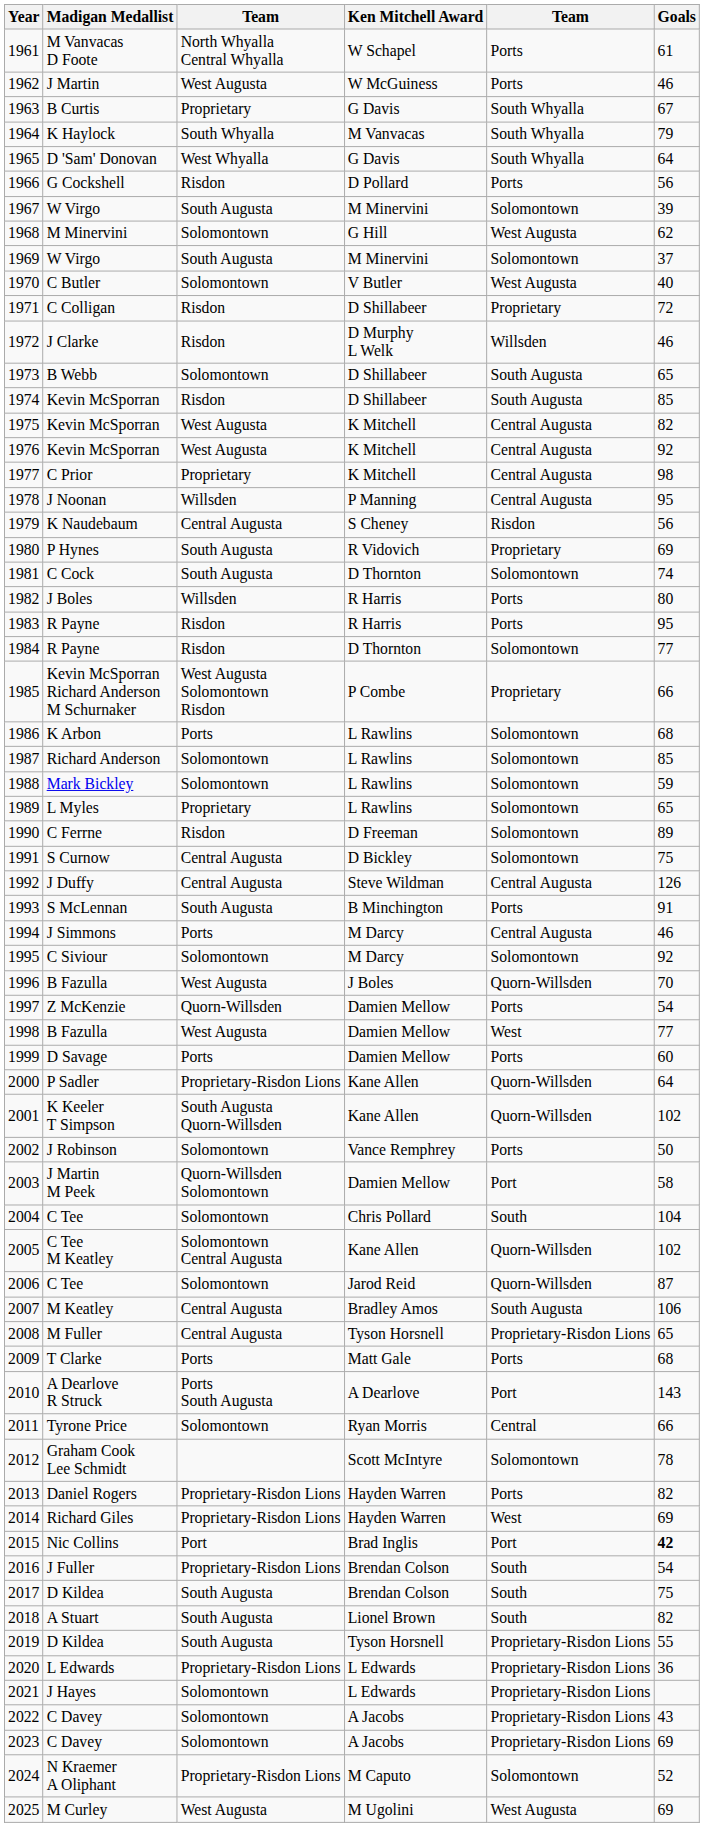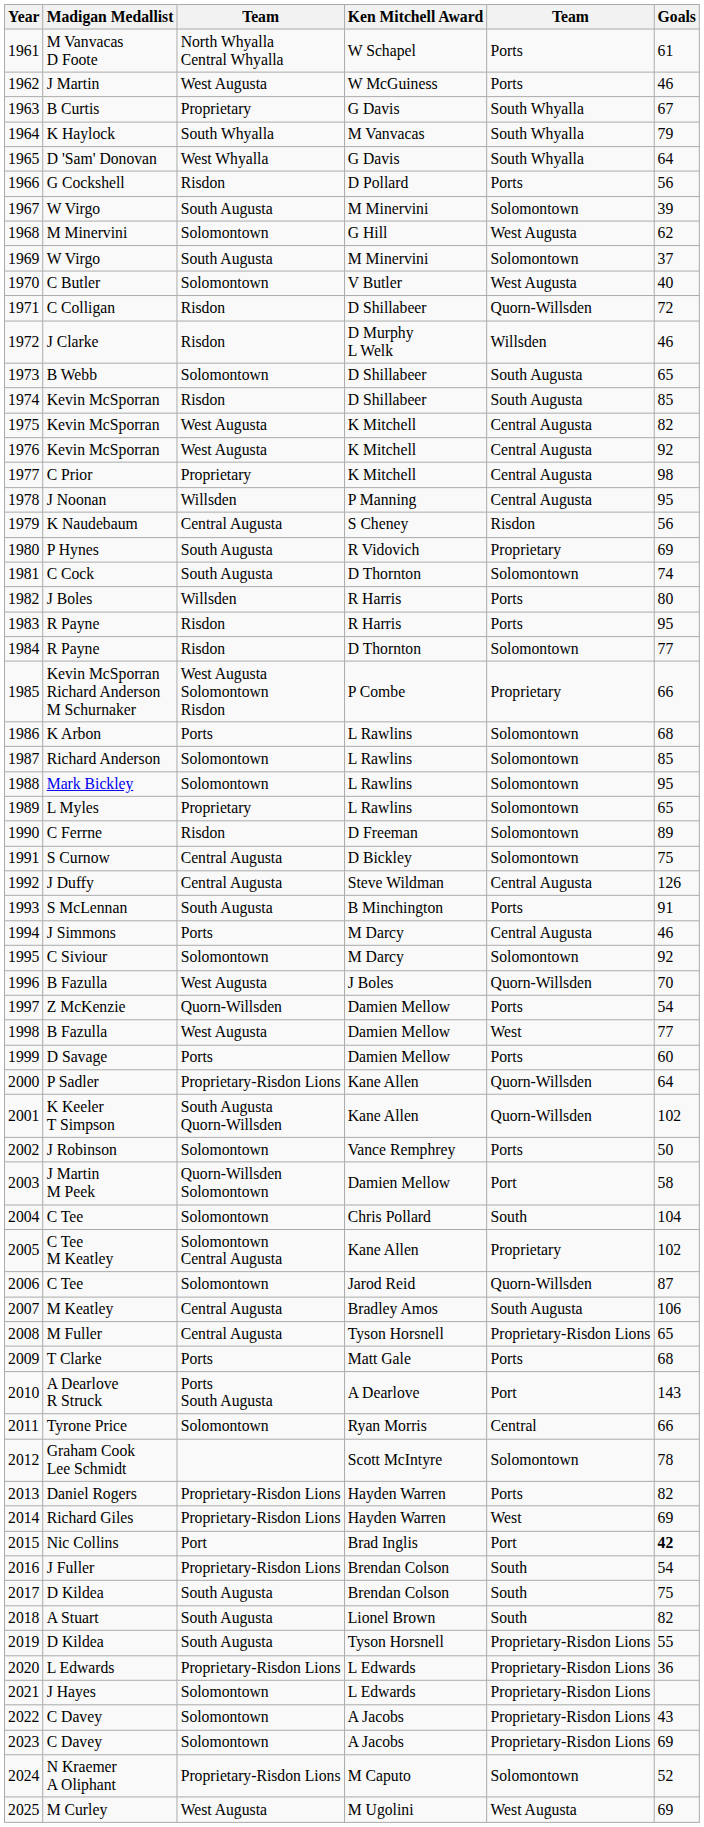(526, 308) Proprietary -> (541, 308) Quorn-Willsden
(665, 783) 59 -> (665, 783) 95
(541, 1250) Quorn-Willsden -> (526, 1250) Proprietary
